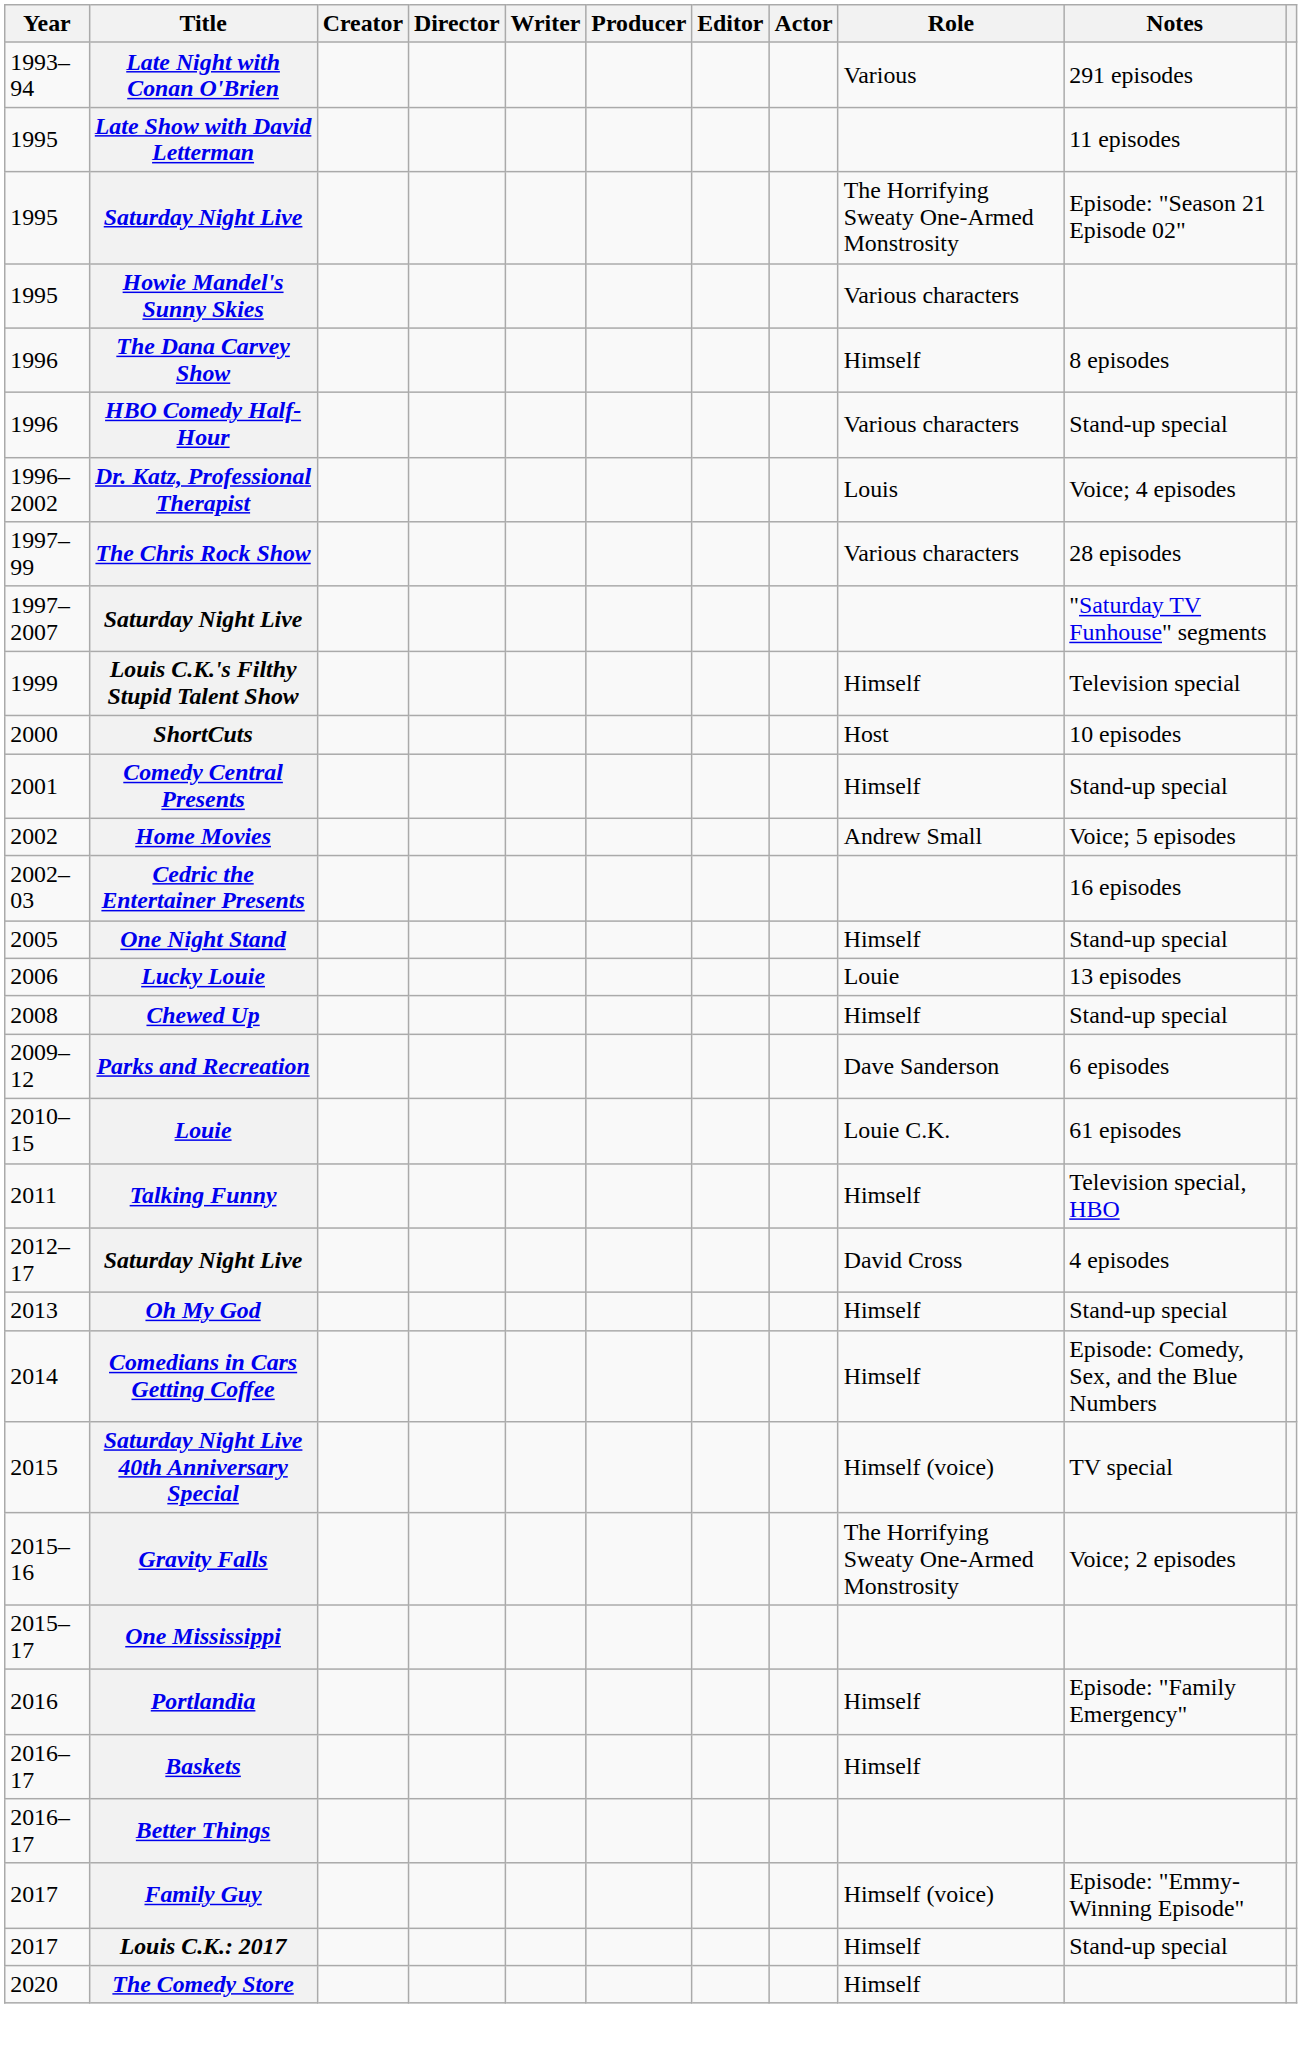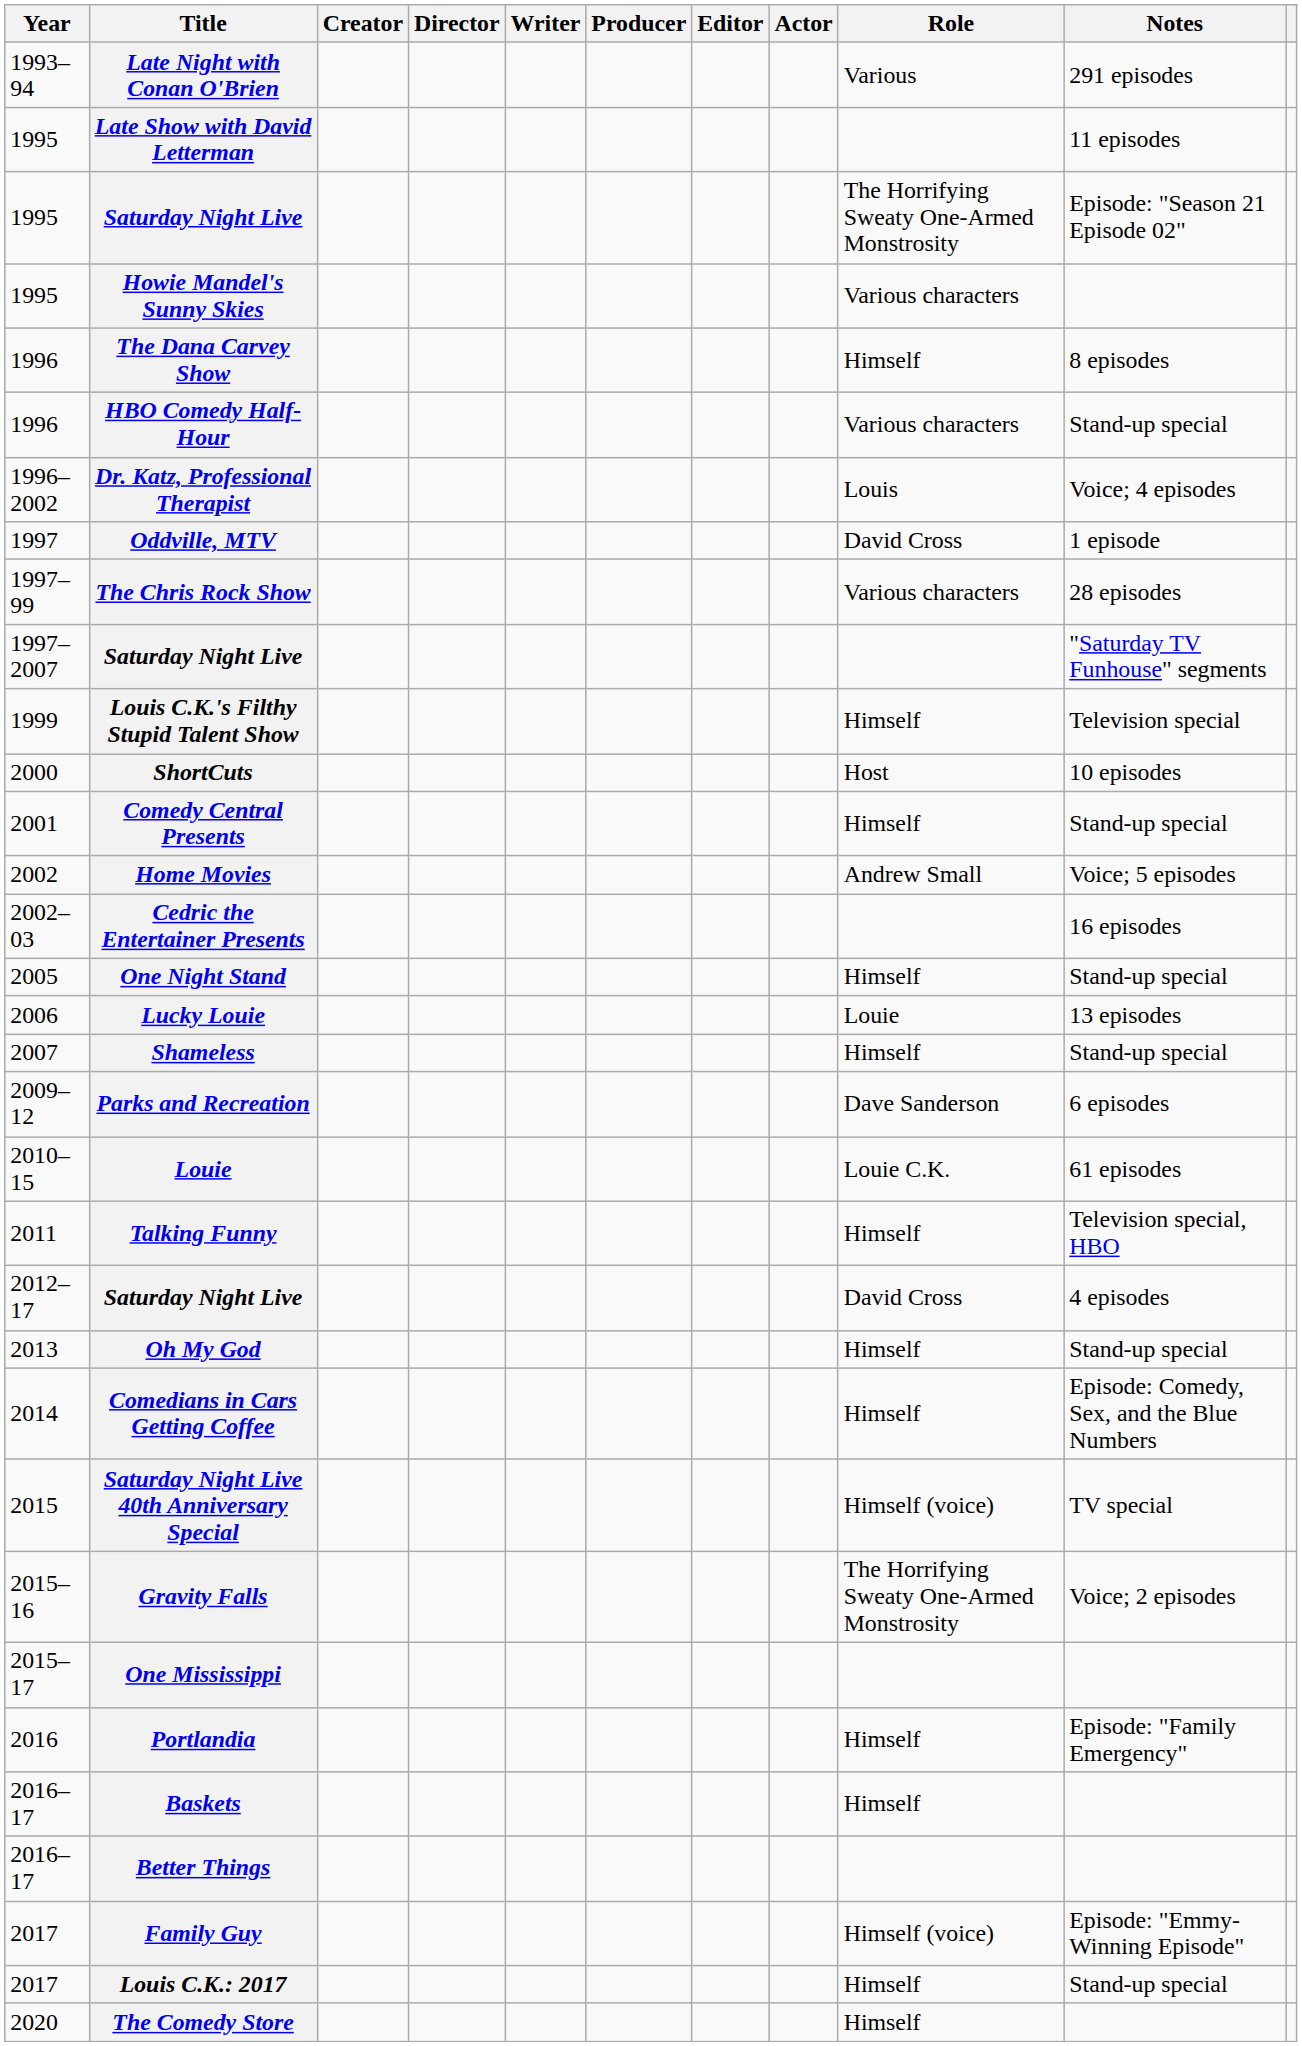+ row: (34, 540)
+ row: (34, 1052)
- row: (34, 1014)
